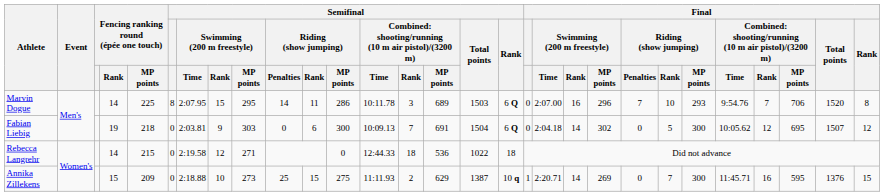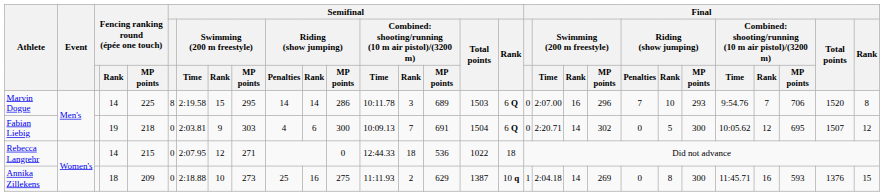(192, 103) 2:07.95 -> (192, 103) 2:19.58
(314, 103) 11 -> (314, 103) 14
(284, 128) 0 -> (284, 128) 4
(548, 128) 2:04.18 -> (548, 128) 2:20.71
(192, 153) 2:19.58 -> (192, 153) 2:07.95
(114, 178) 15 -> (114, 178) 18
(314, 178) 15 -> (314, 178) 16
(548, 178) 2:20.71 -> (548, 178) 2:04.18
(670, 178) 7 -> (670, 178) 8
(798, 178) 595 -> (798, 178) 593
